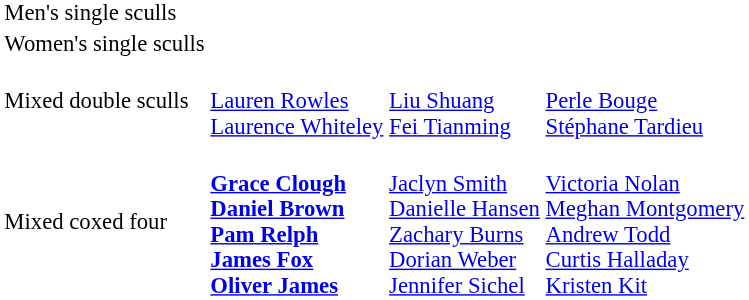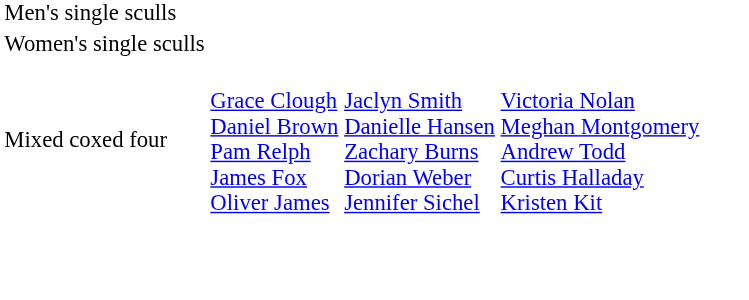- row: (96, 100)
(278, 234) bold -> (274, 151) normal
